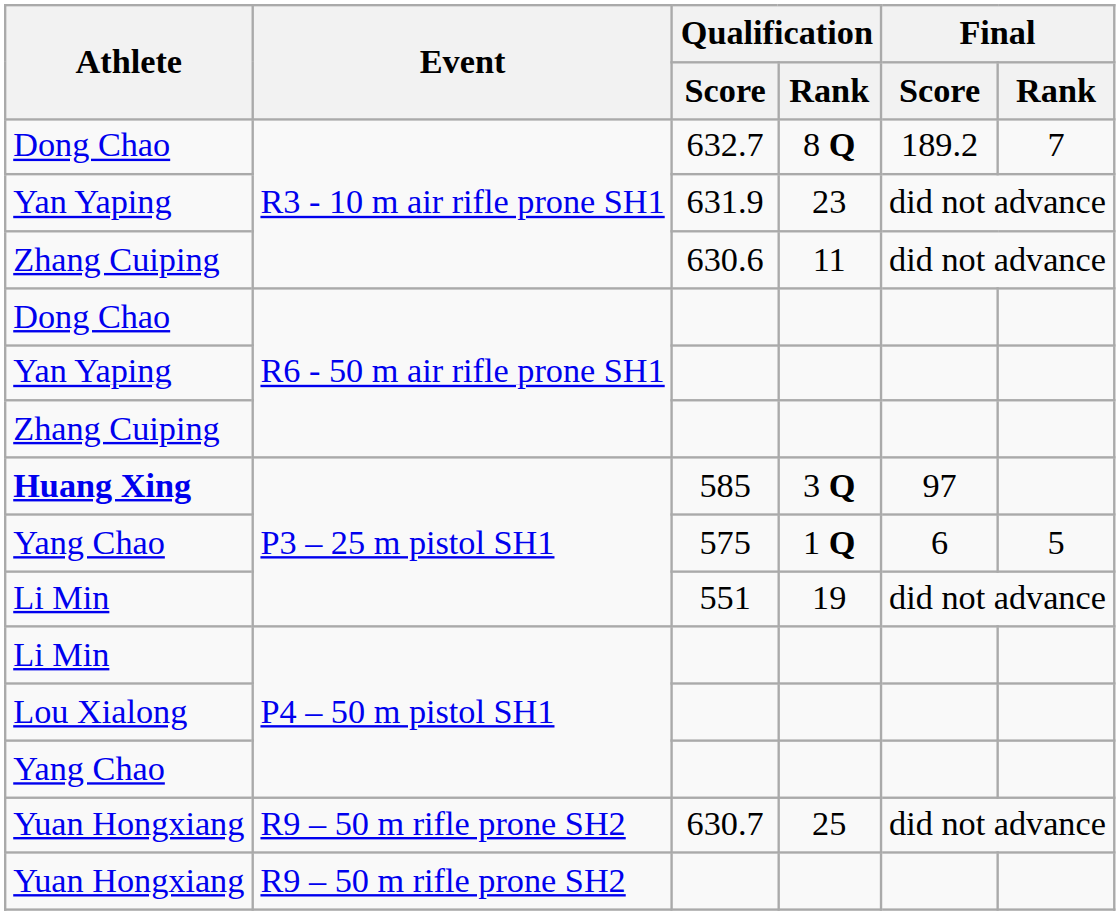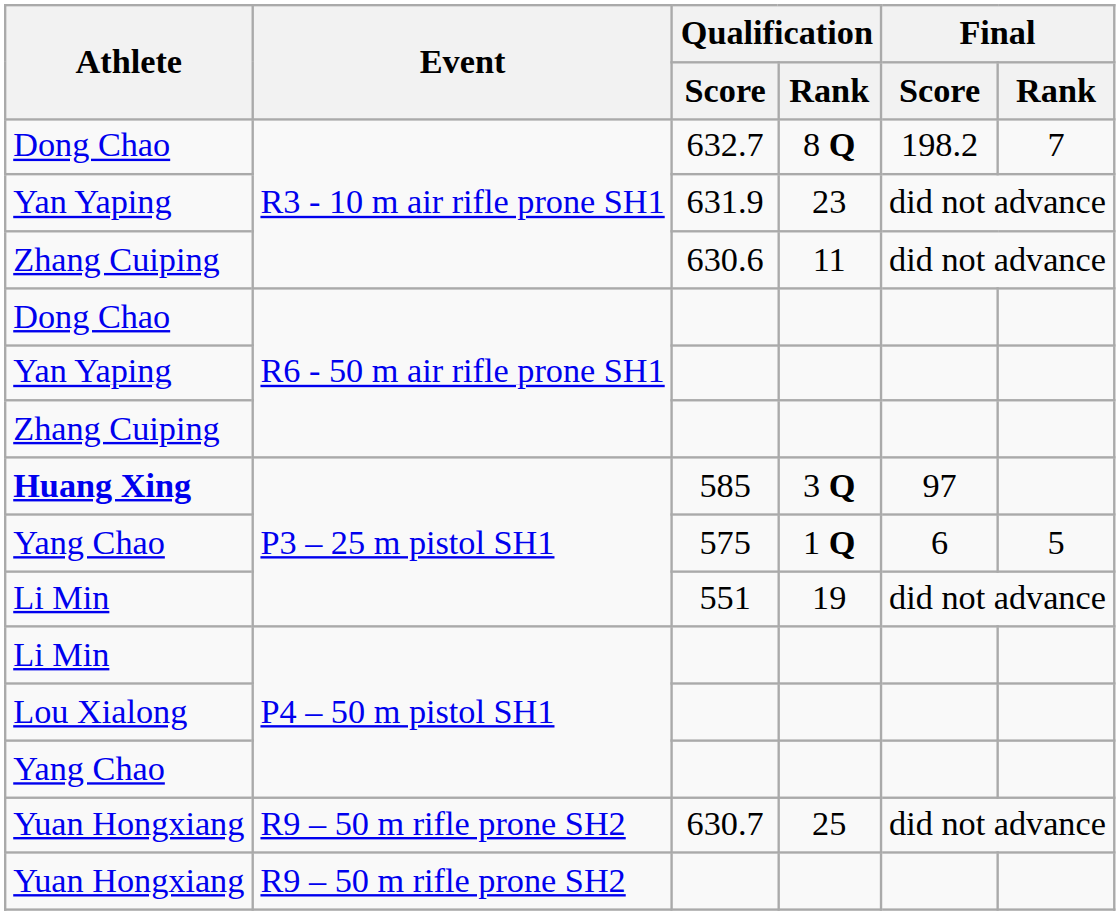(940, 146) 189.2 -> (940, 146) 198.2
